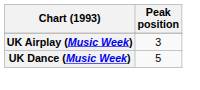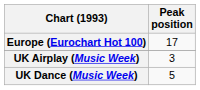+ row: (76, 42)
